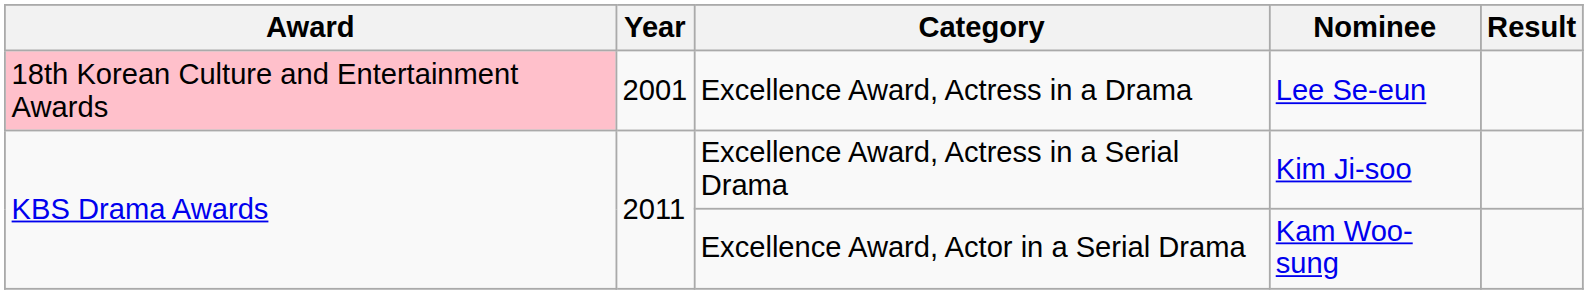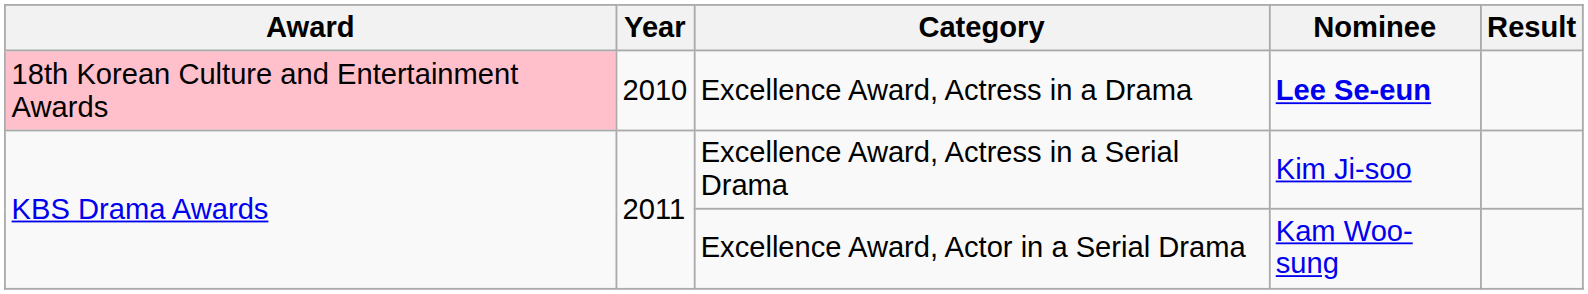(655, 90) 2001 -> (655, 90) 2010
(1351, 90) normal -> (1353, 90) bold
